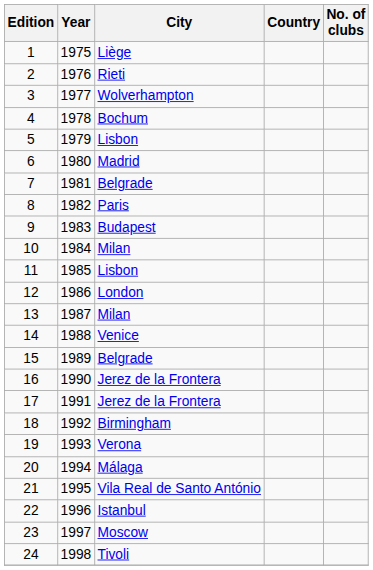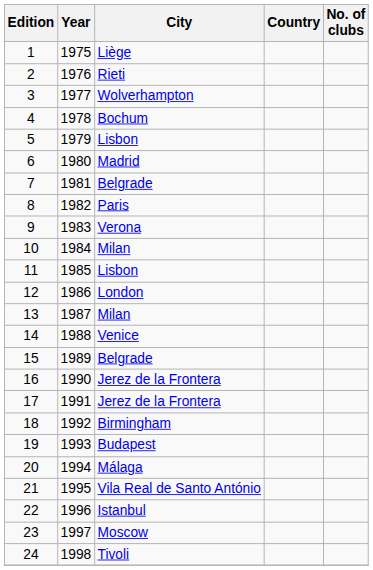(127, 227) Budapest -> (119, 227) Verona
(119, 445) Verona -> (127, 445) Budapest
